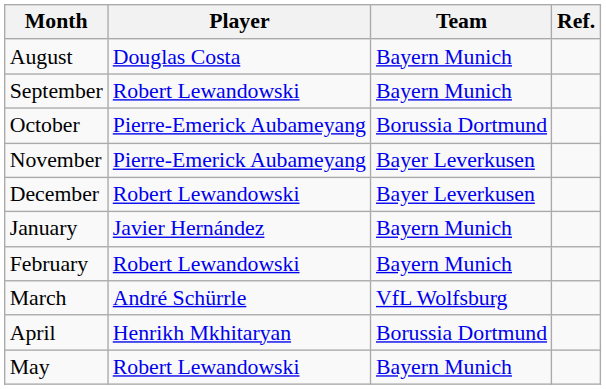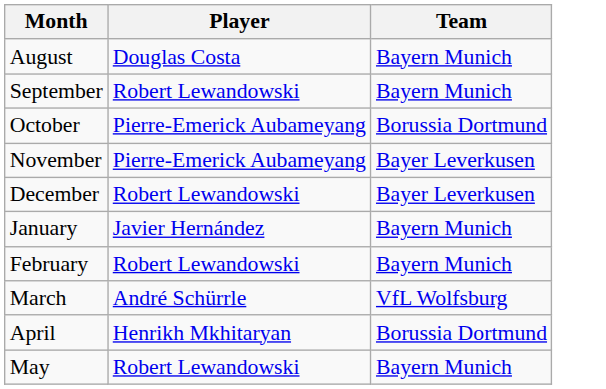- column: (576, 21)
